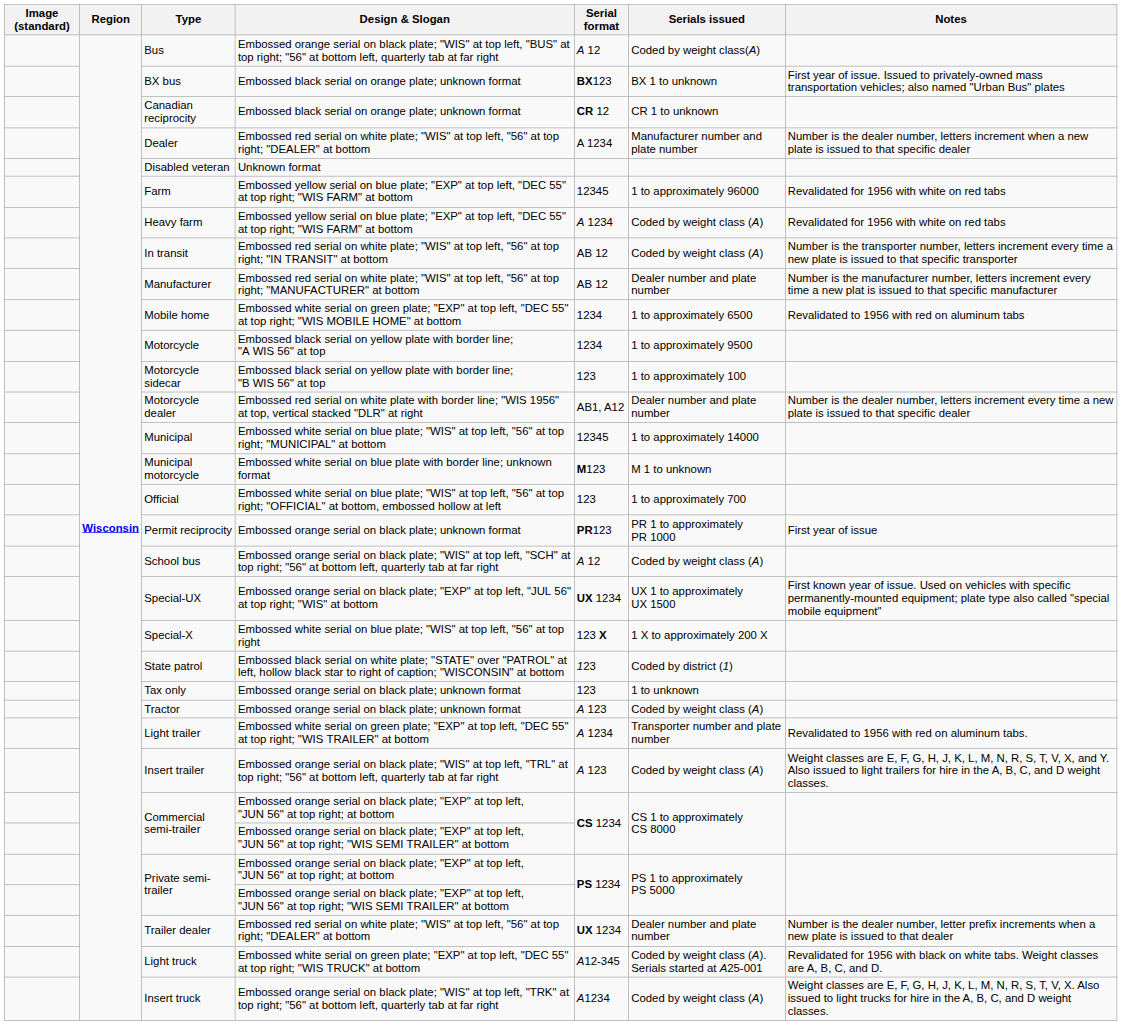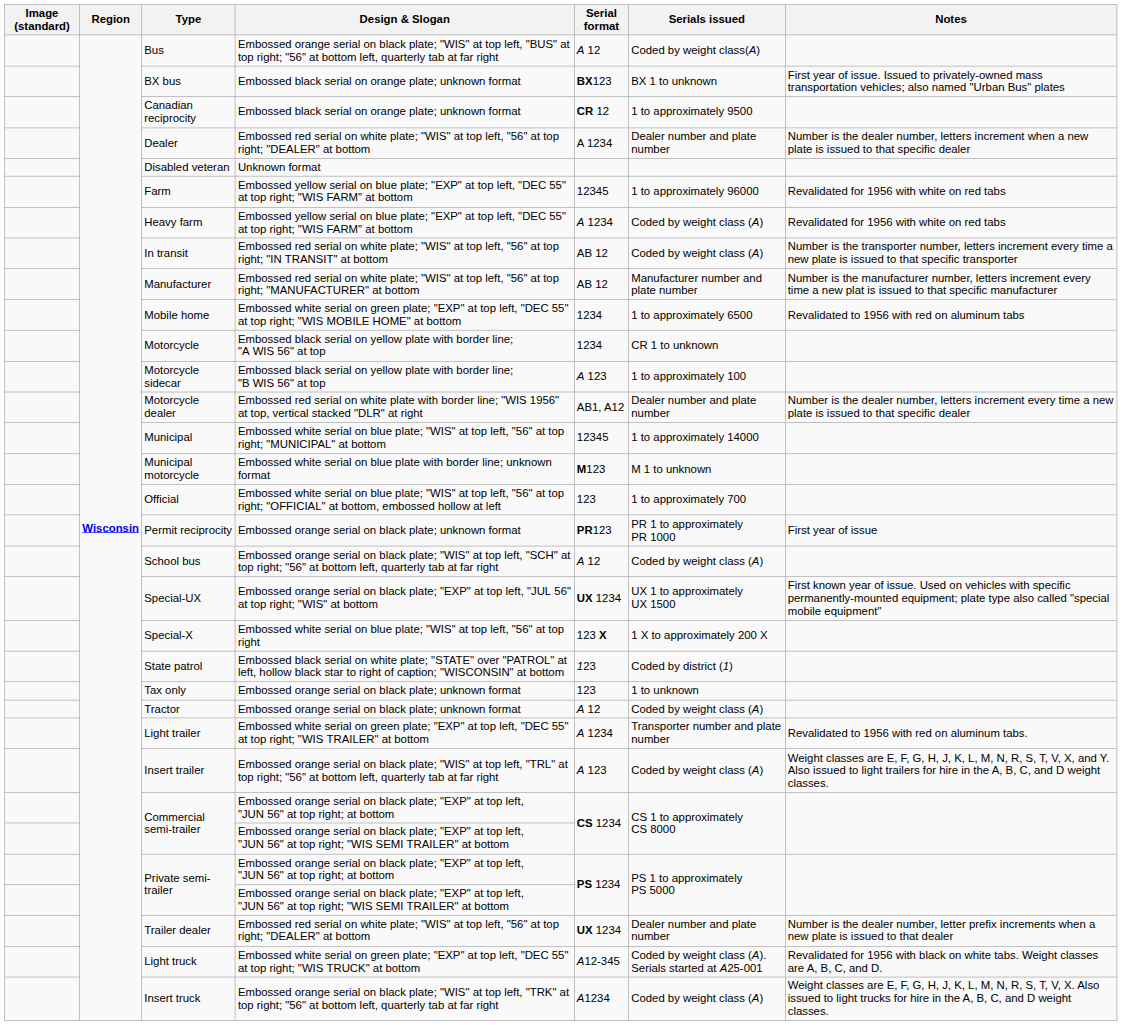(675, 112) CR 1 to unknown -> (692, 112) 1 to approximately 9500
(697, 143) Manufacturer number and plate number -> (694, 143) Dealer number and plate number
(694, 284) Dealer number and plate number -> (697, 284) Manufacturer number and plate number
(692, 345) 1 to approximately 9500 -> (675, 345) CR 1 to unknown
(586, 376) 123 -> (592, 376) A 123
(592, 709) A 123 -> (589, 709) A 12
